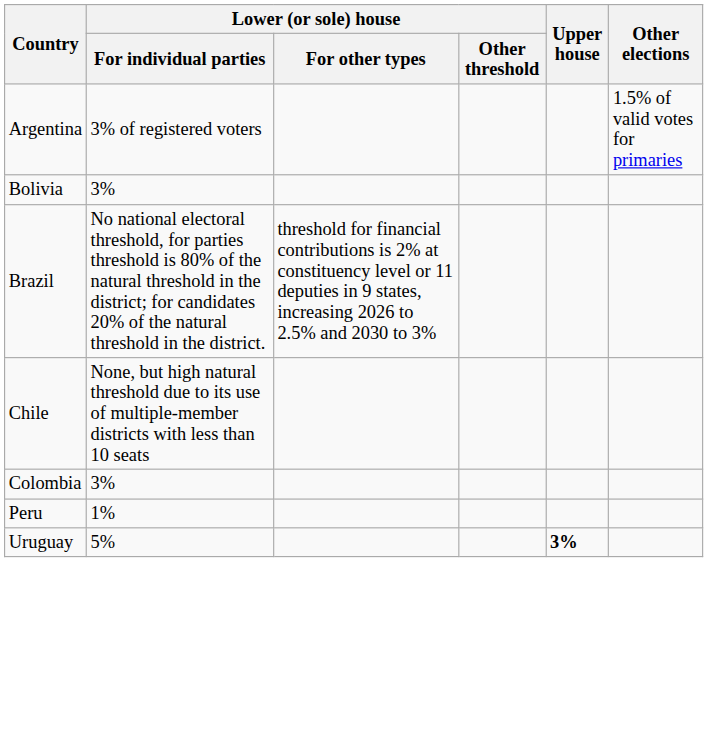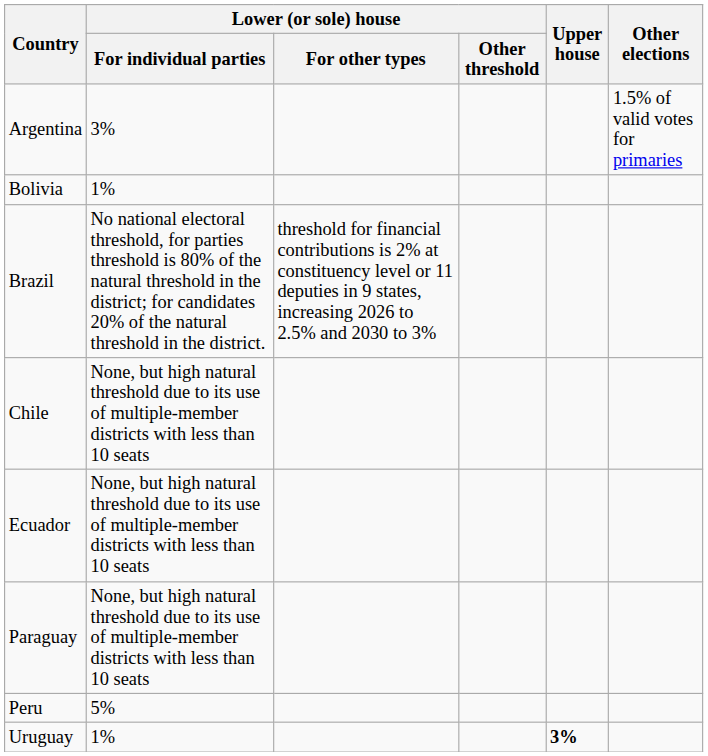(176, 129) 3% of registered voters -> (103, 129) 3%
(103, 189) 3% -> (103, 189) 1%
- row: (45, 483)
+ row: (39, 525)
+ row: (43, 637)
(103, 513) 1% -> (103, 707) 5%
(103, 542) 5% -> (103, 737) 1%
